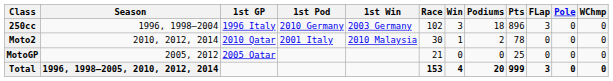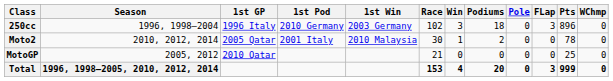columns swapped: (565, 12) <-> (516, 12)
(249, 40) 2010 Qatar -> (249, 40) 2005 Qatar
(249, 55) 2005 Qatar -> (249, 55) 2010 Qatar
